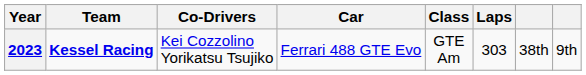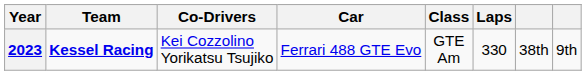(494, 50) 303 -> (494, 50) 330
